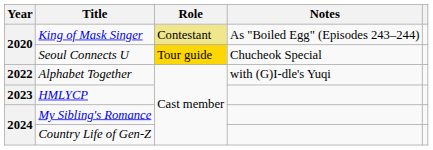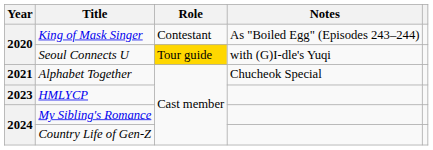(184, 34) khaki background -> (184, 34) no background
(276, 54) Chucheok Special -> (280, 54) with (G)I-dle's Yuqi
(20, 74) 2022 -> (20, 74) 2021
(280, 74) with (G)I-dle's Yuqi -> (276, 74) Chucheok Special
